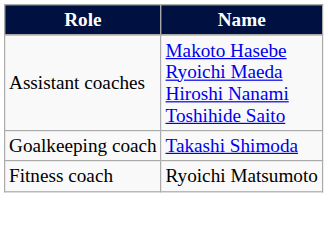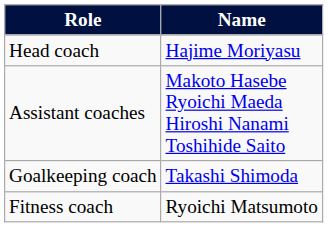+ row: (54, 50)
